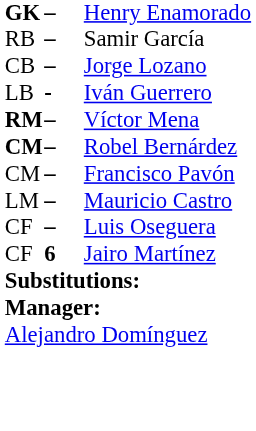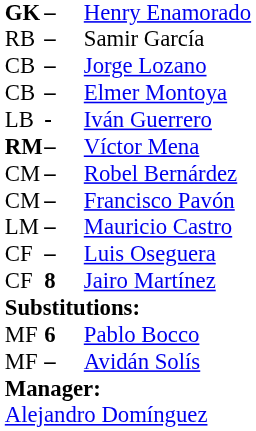+ row: (155, 92)
(24, 146) bold -> (22, 173) normal
(50, 253) 6 -> (50, 280) 8
+ row: (142, 334)
+ row: (142, 361)
